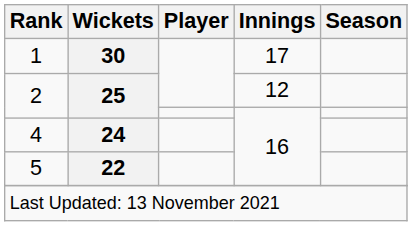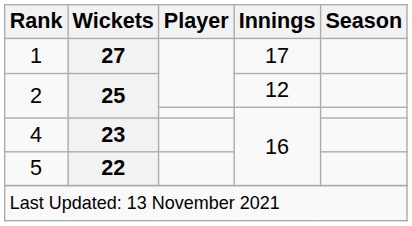(113, 55) 30 -> (113, 55) 27
(113, 134) 24 -> (113, 134) 23
